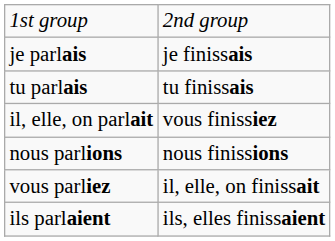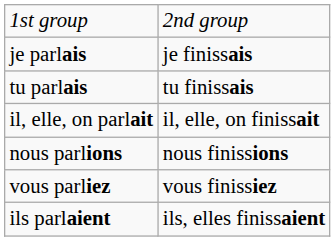(220, 119) vous finissiez -> (241, 119) il, elle, on finissait
(241, 185) il, elle, on finissait -> (220, 185) vous finissiez
